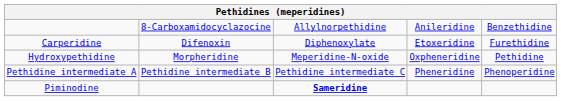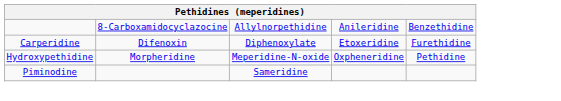- row: (72, 73)
(340, 88) bold -> (281, 73) normal
